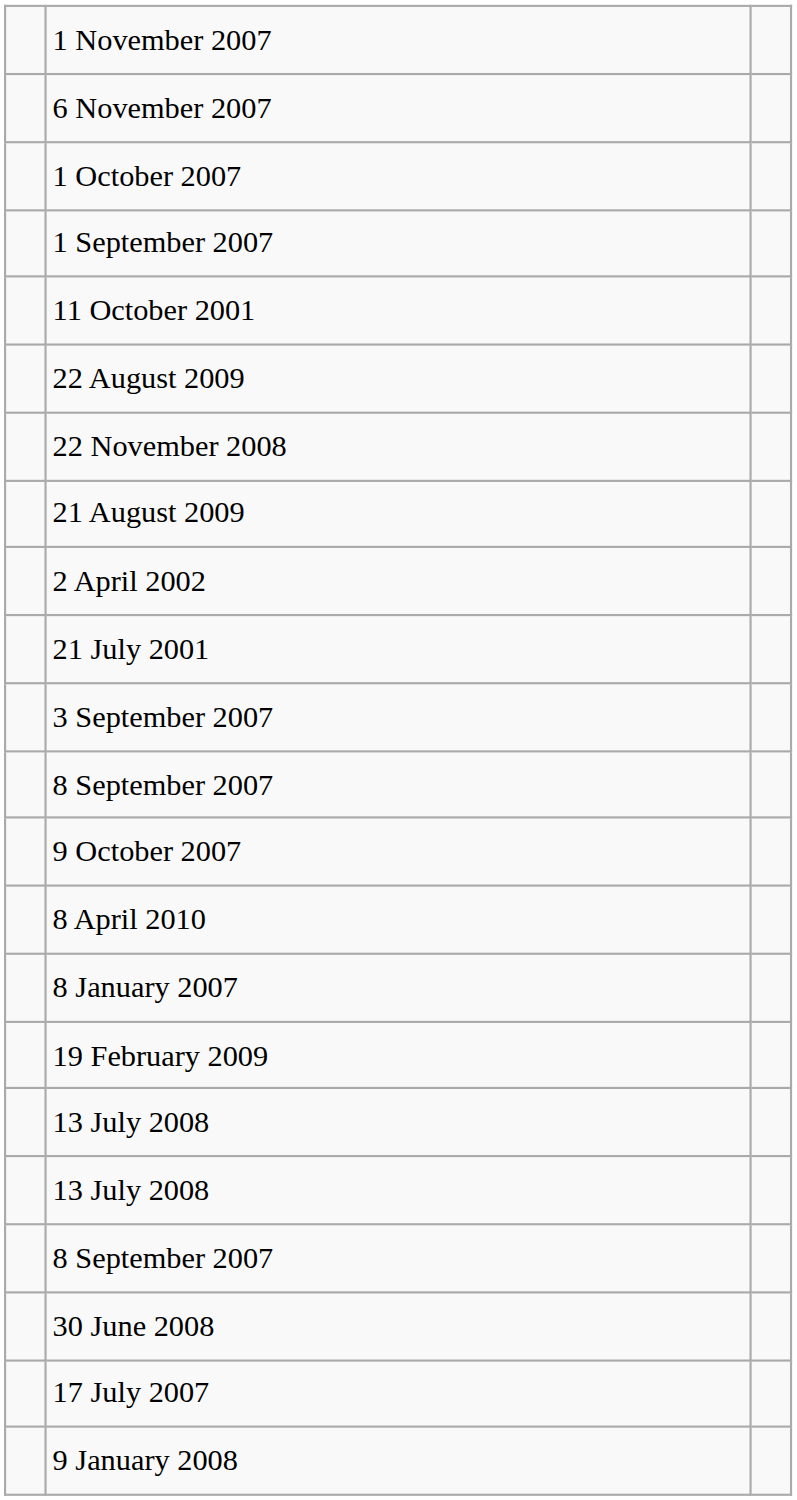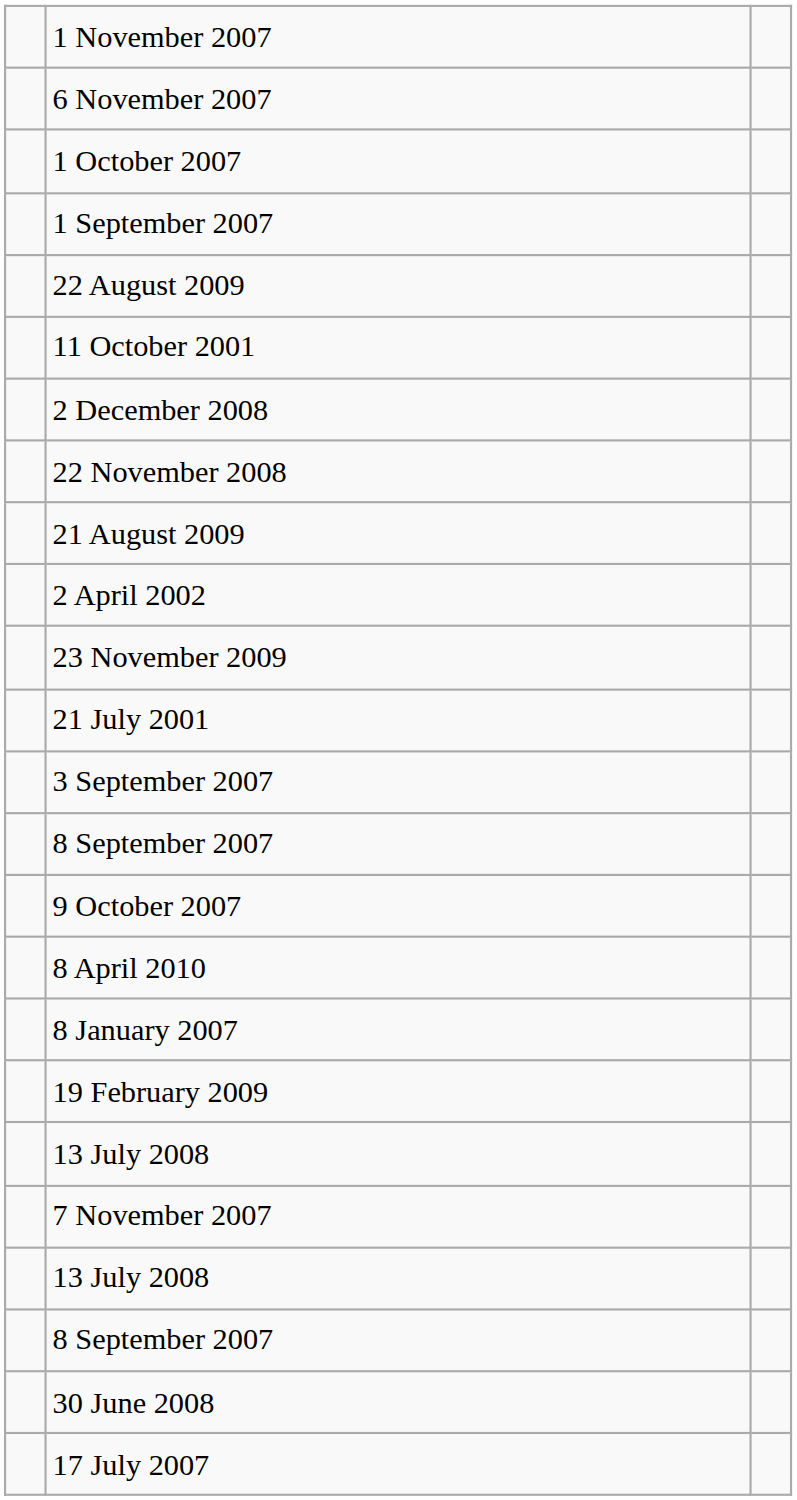rows swapped: (25, 379) <-> (25, 311)
+ row: (25, 410)
+ row: (25, 658)
+ row: (25, 1216)
- row: (25, 1461)
